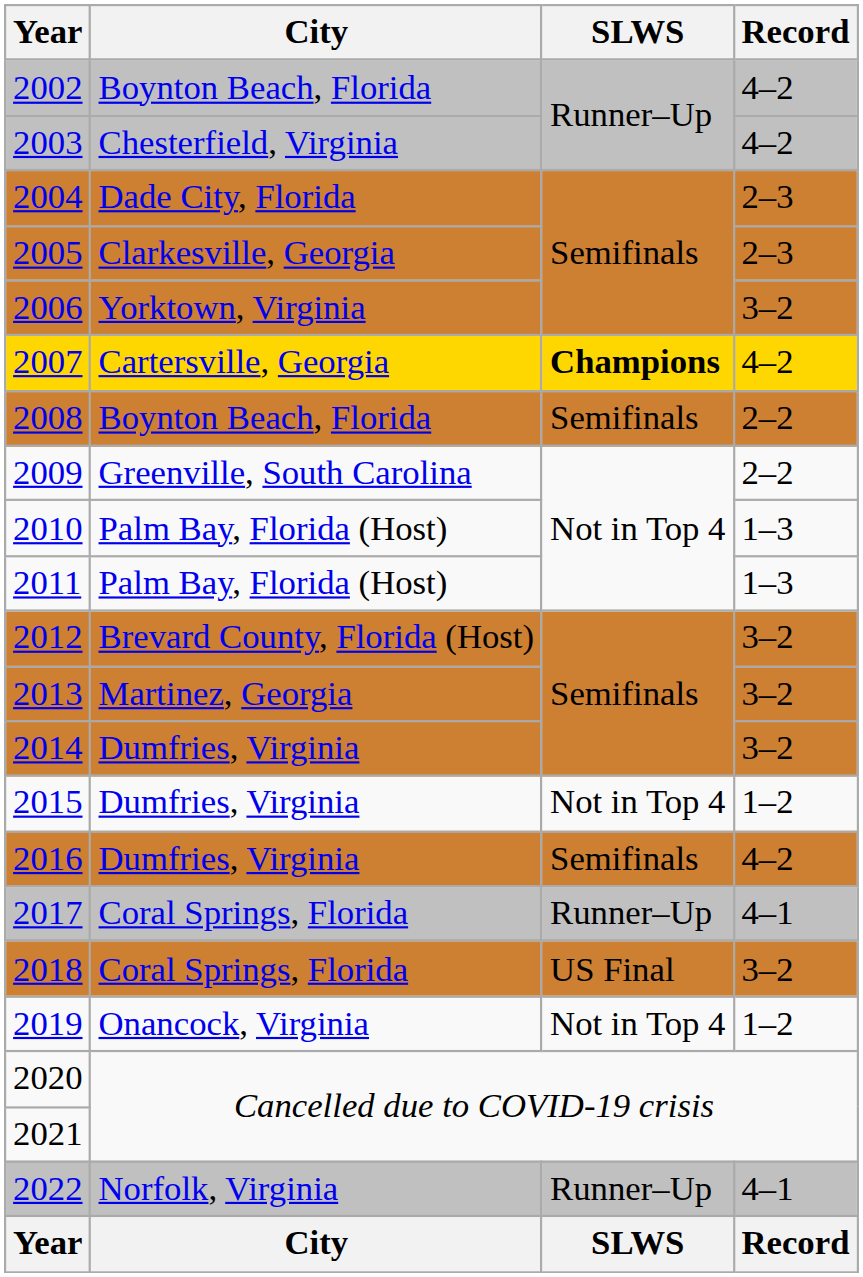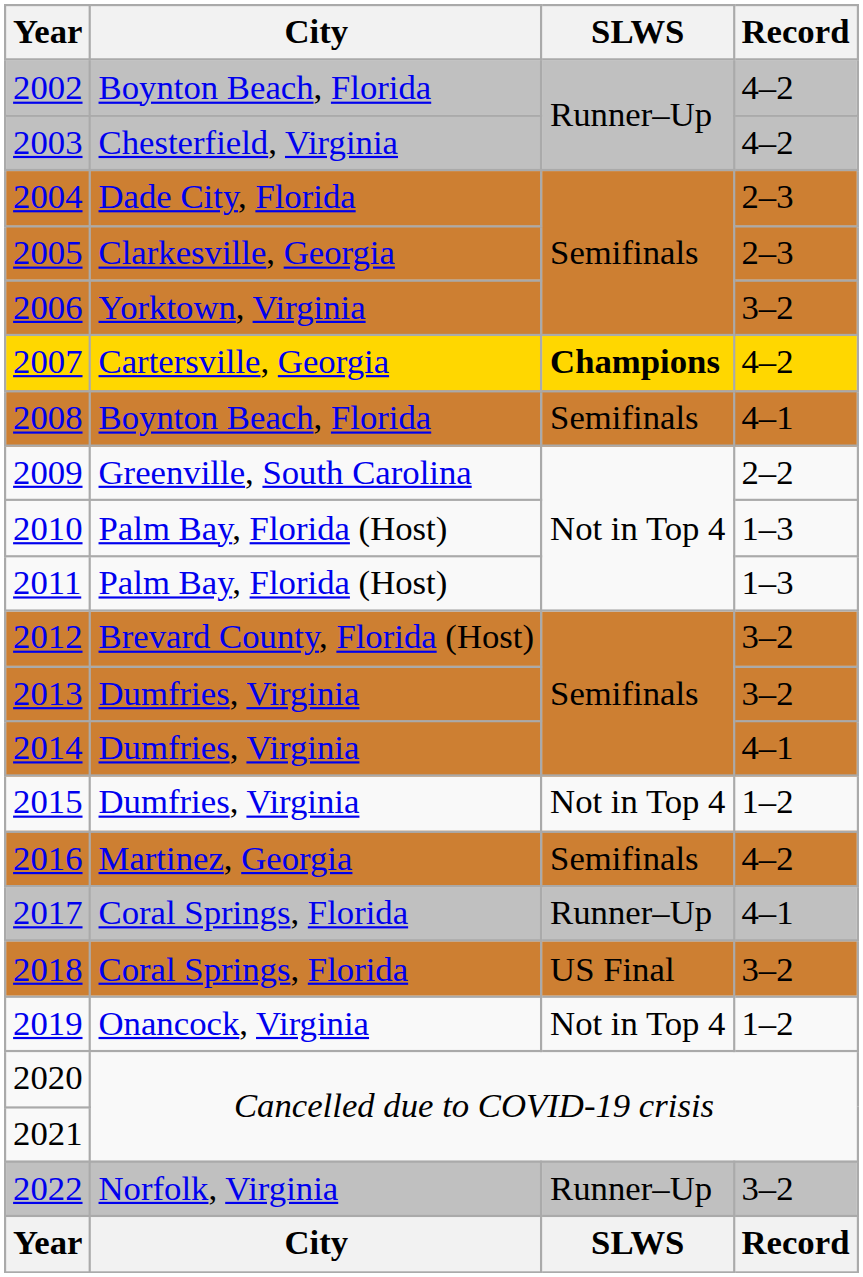(768, 417) 2–2 -> (768, 417) 4–1
(225, 692) Martinez, Georgia -> (229, 692) Dumfries, Virginia
(768, 747) 3–2 -> (768, 747) 4–1
(229, 857) Dumfries, Virginia -> (225, 857) Martinez, Georgia
(768, 1188) 4–1 -> (768, 1188) 3–2
